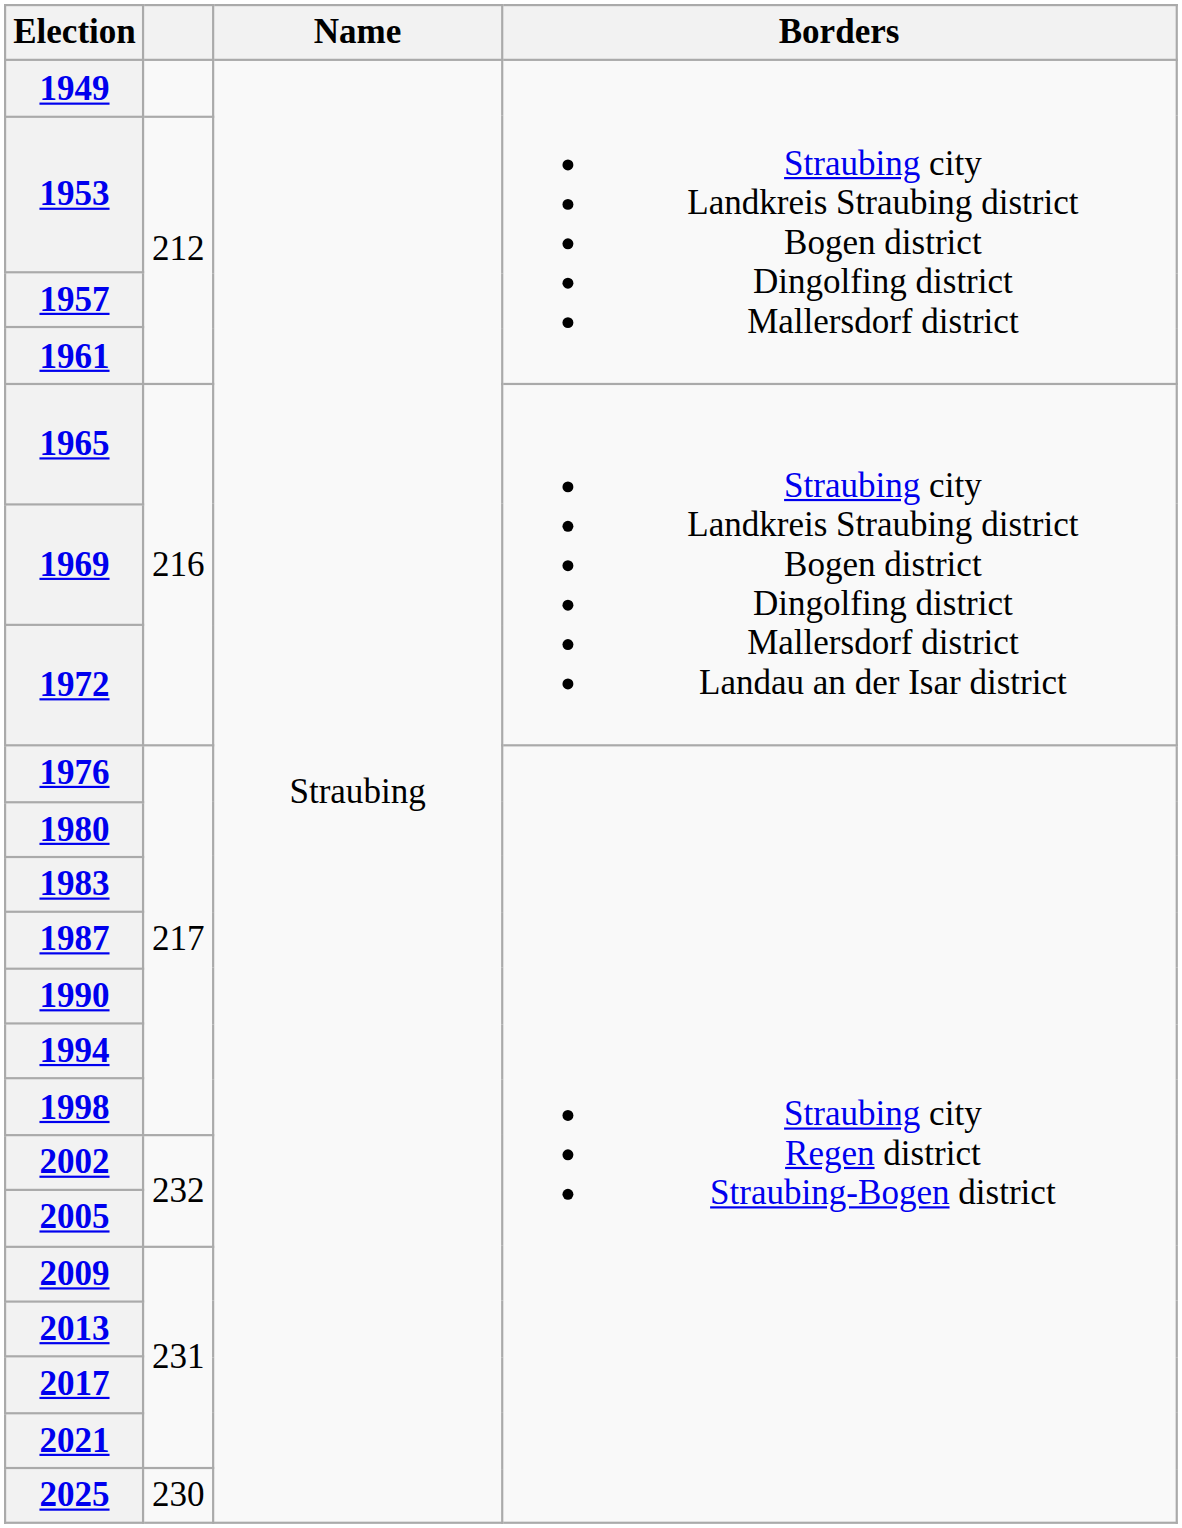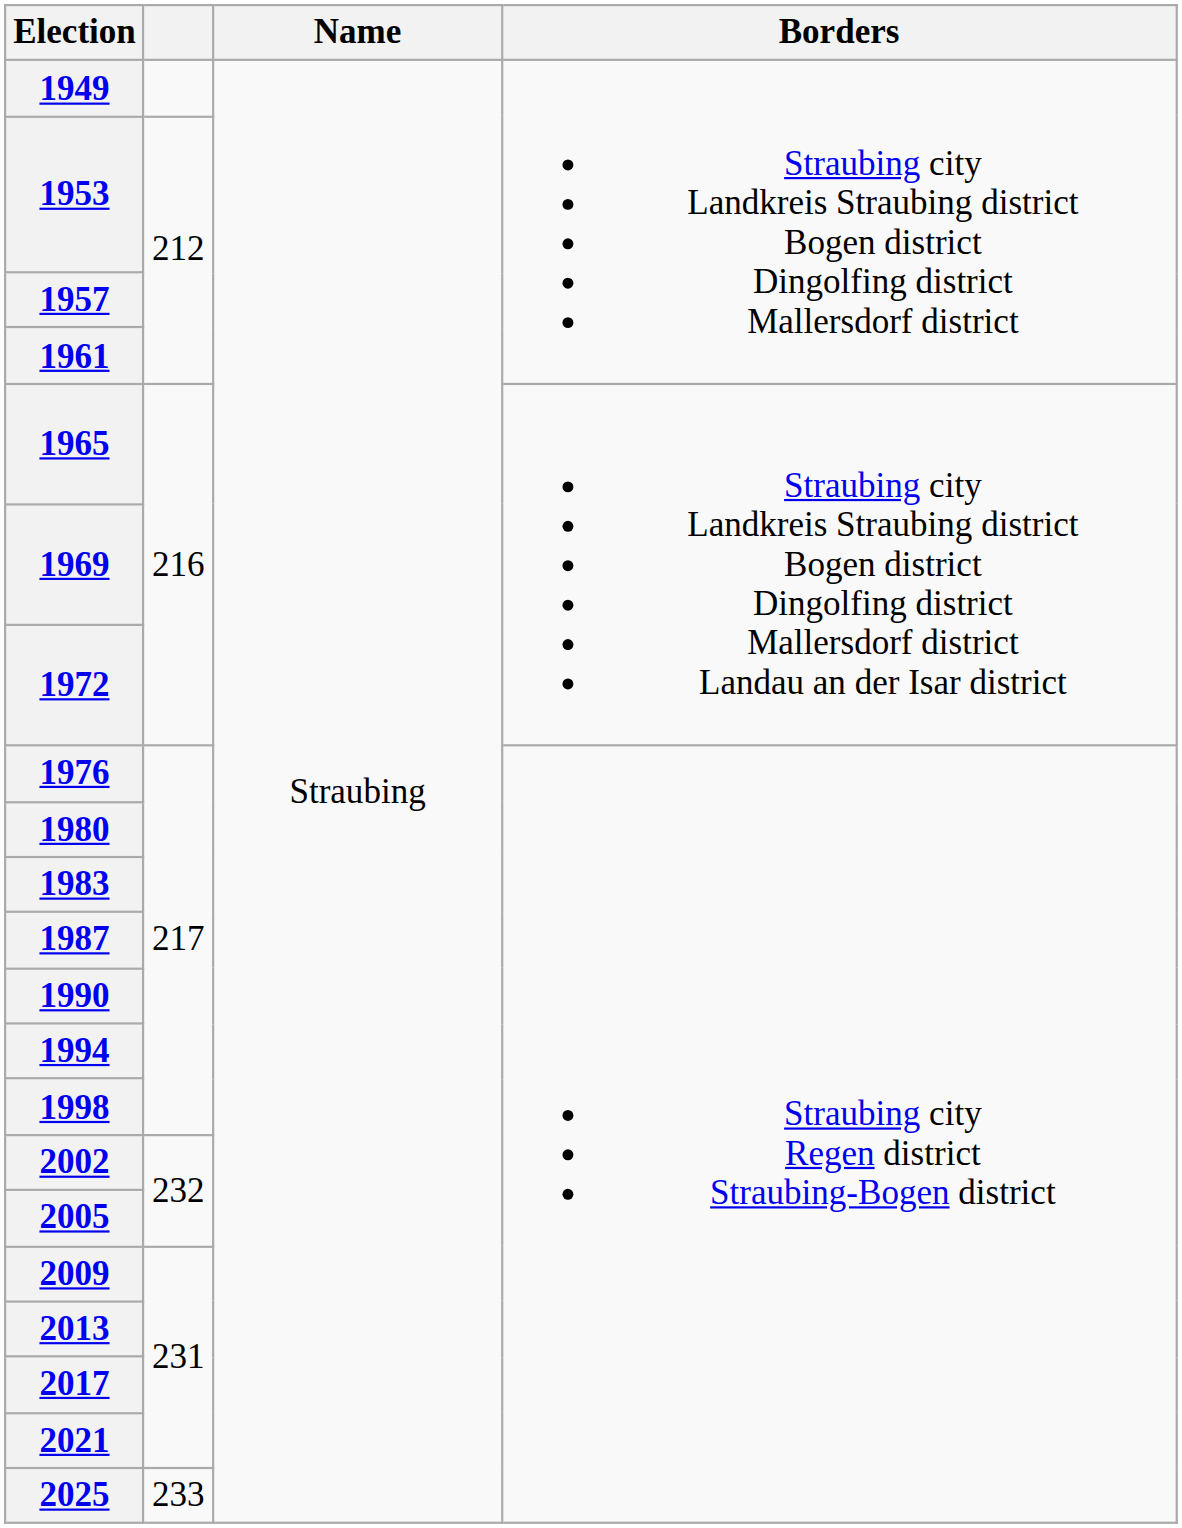(178, 1495) 230 -> (178, 1495) 233
